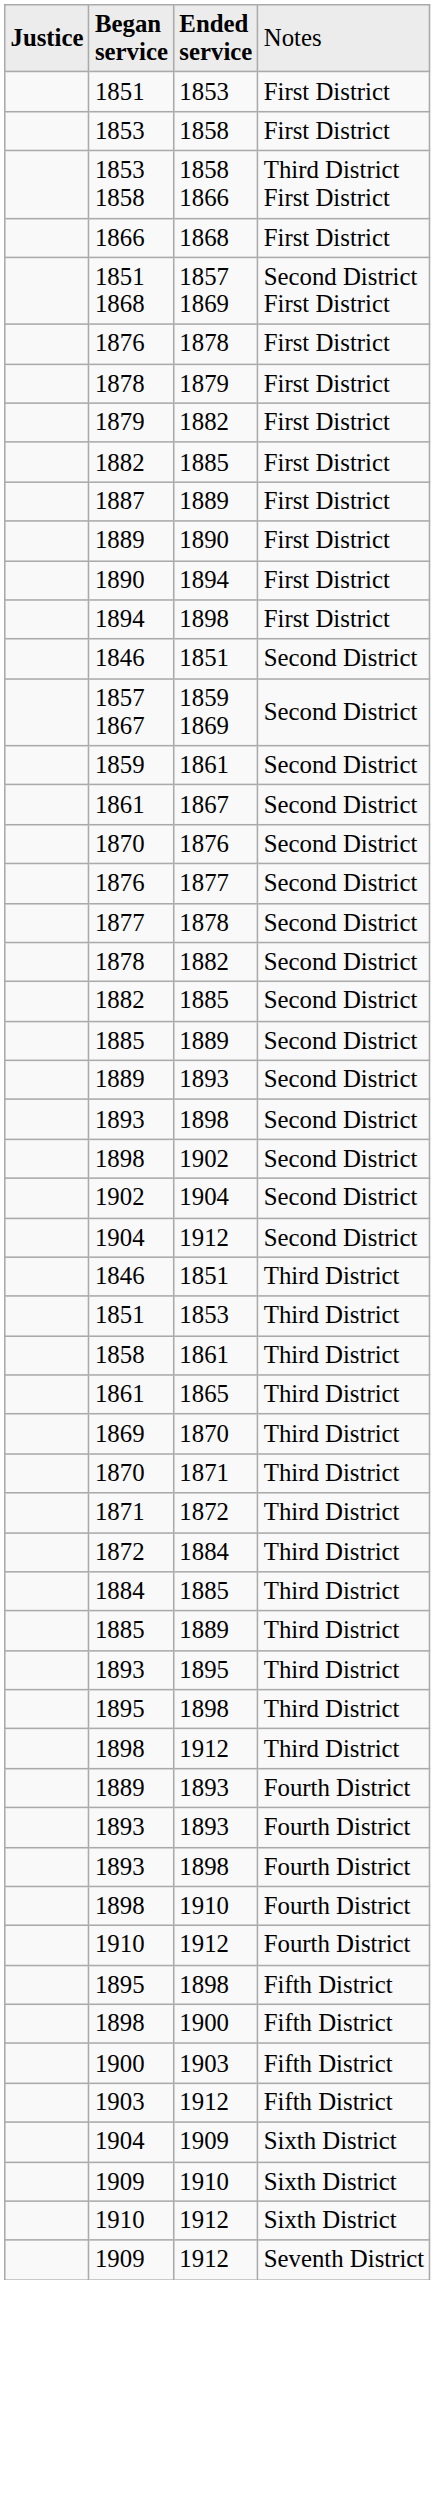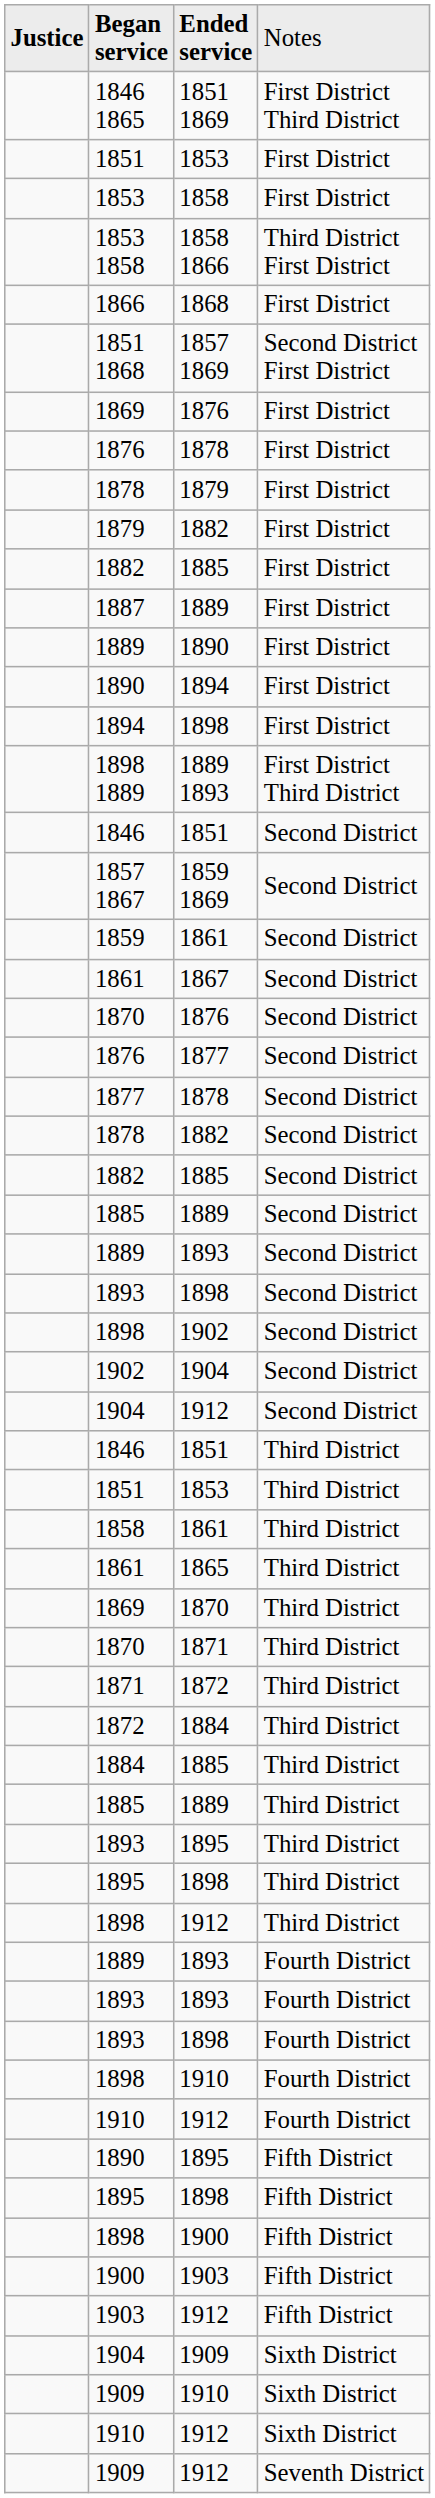+ row: (120, 105)
+ row: (120, 411)
+ row: (120, 779)
+ row: (120, 2158)
